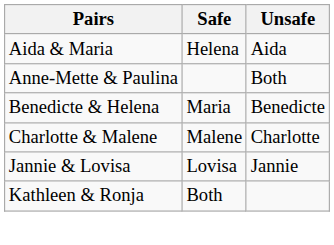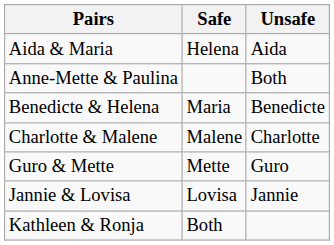+ row: (61, 166)
